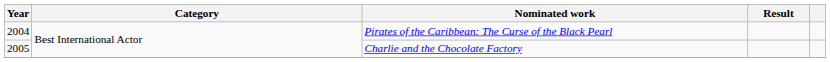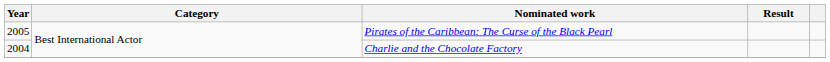(18, 31) 2004 -> (18, 31) 2005
(18, 48) 2005 -> (18, 48) 2004
